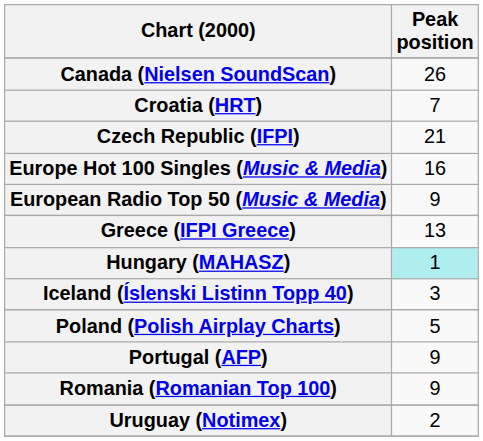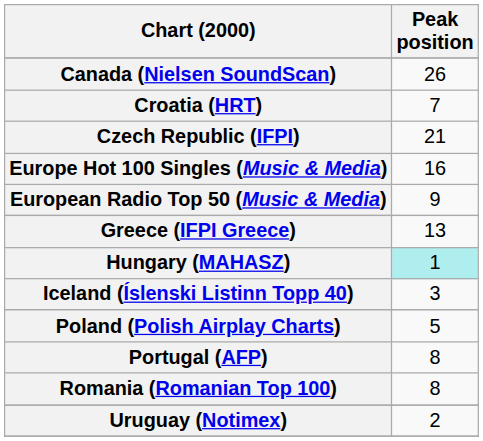(435, 357) 9 -> (435, 357) 8
(435, 388) 9 -> (435, 388) 8
